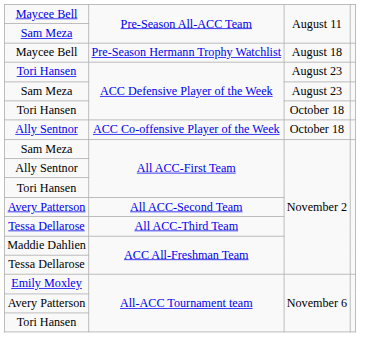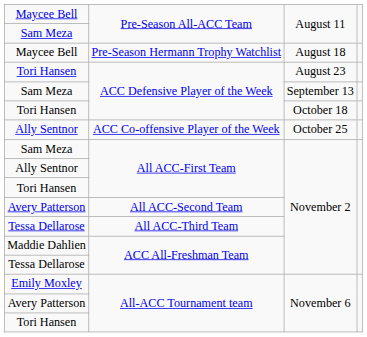(317, 91) August 23 -> (320, 91) September 13
(317, 129) October 18 -> (320, 129) October 25
